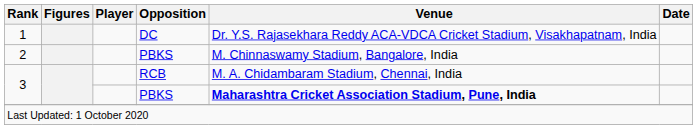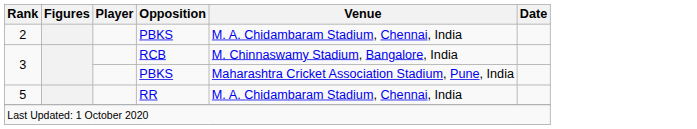- row: (23, 34)
(335, 54) M. Chinnaswamy Stadium, Bangalore, India -> (337, 34) M. A. Chidambaram Stadium, Chennai, India
(337, 74) M. A. Chidambaram Stadium, Chennai, India -> (335, 54) M. Chinnaswamy Stadium, Bangalore, India
(374, 94) bold -> (363, 74) normal
+ row: (23, 94)
